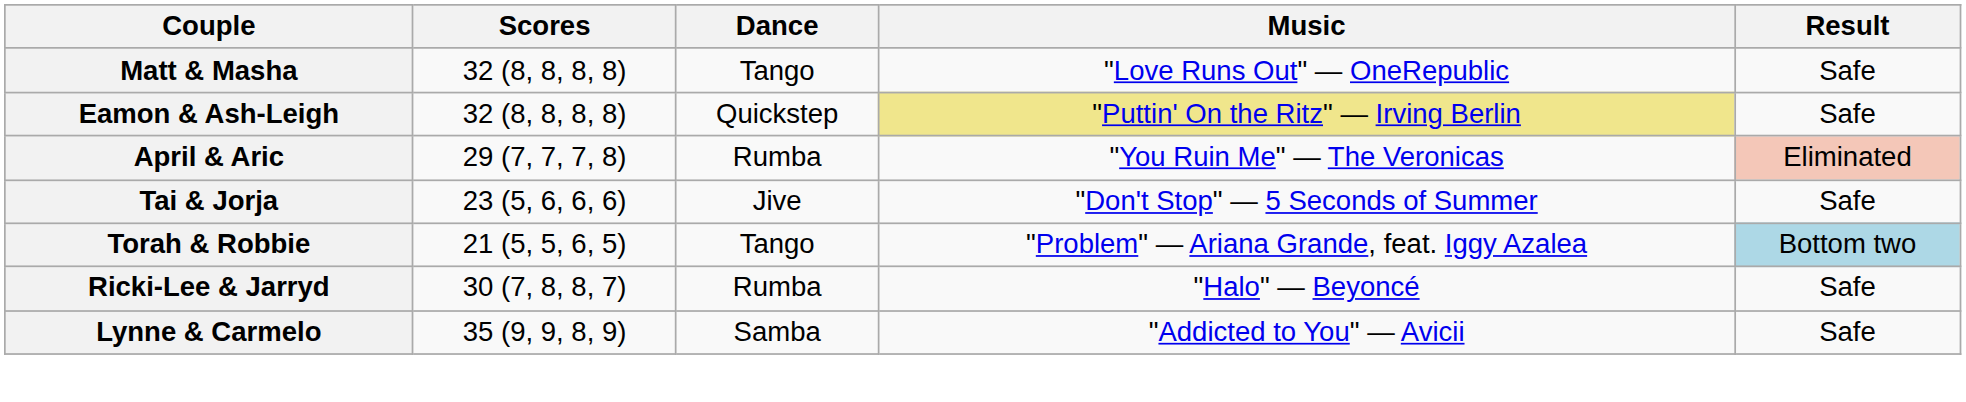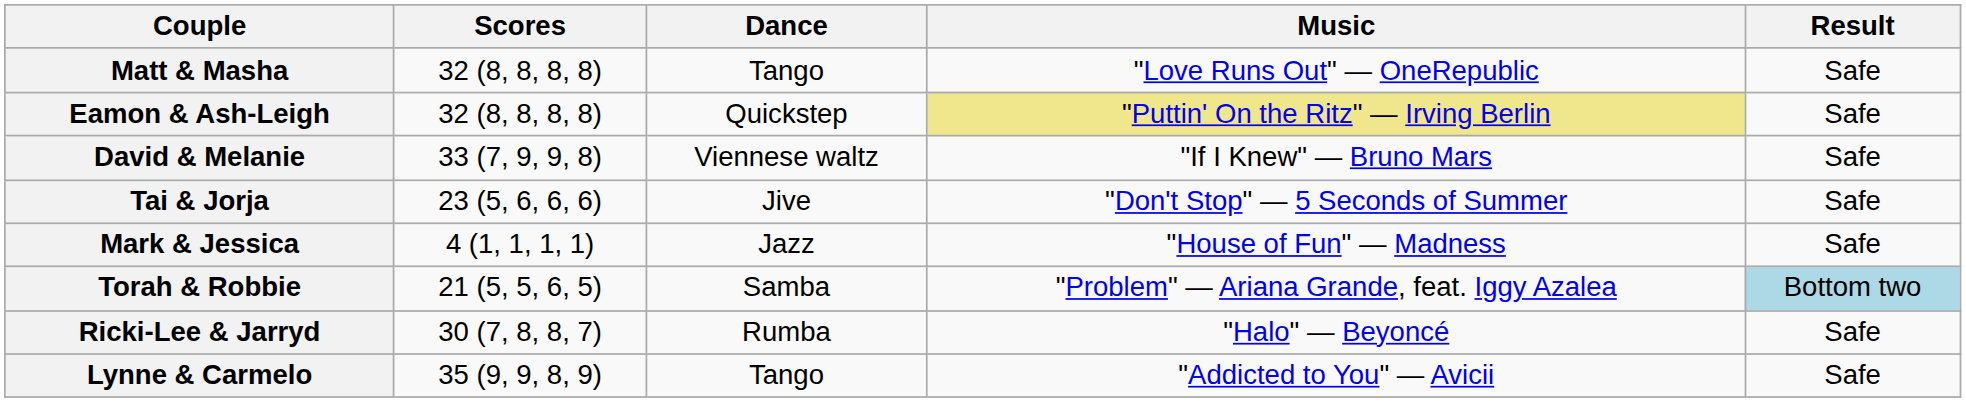- row: (209, 157)
+ row: (200, 157)
+ row: (200, 244)
(777, 244) Tango -> (786, 288) Samba
(777, 331) Samba -> (786, 375) Tango
